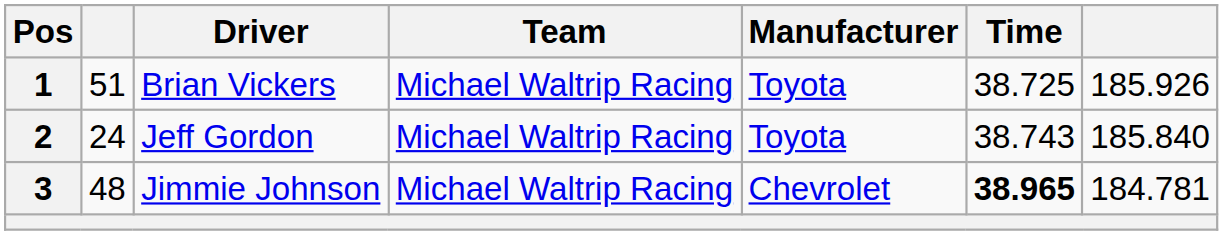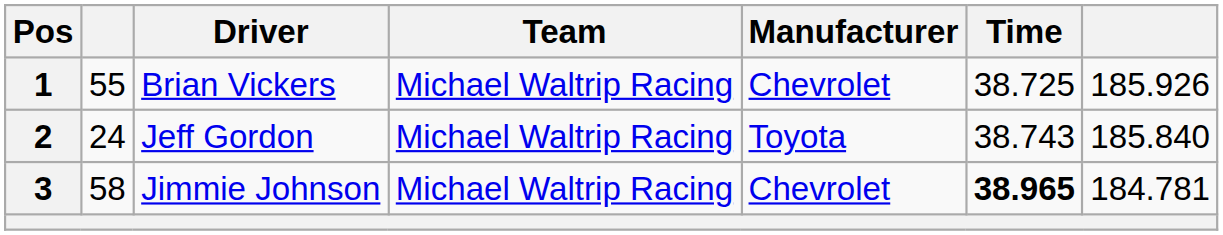(107, 84) 51 -> (107, 84) 55
(797, 84) Toyota -> (819, 84) Chevrolet
(107, 189) 48 -> (107, 189) 58
